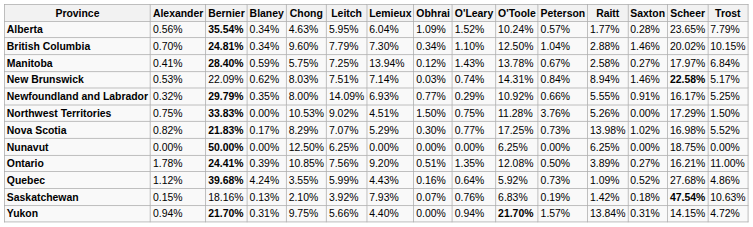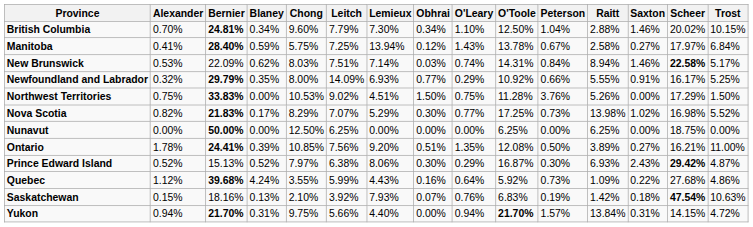- row: (25, 30)
+ row: (60, 164)
(645, 180) 0.52% -> (645, 180) 0.22%
